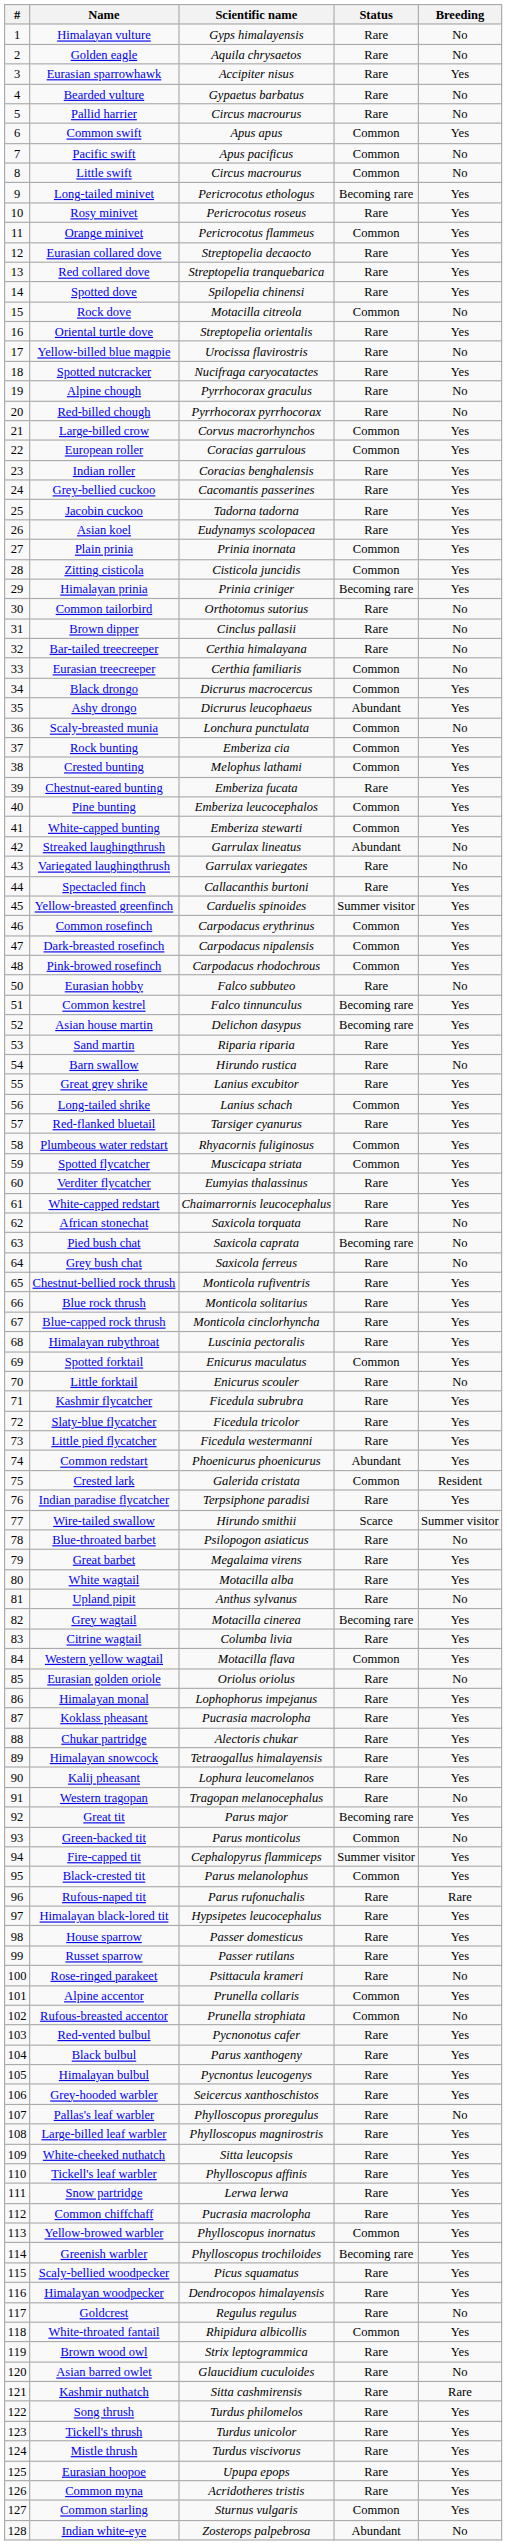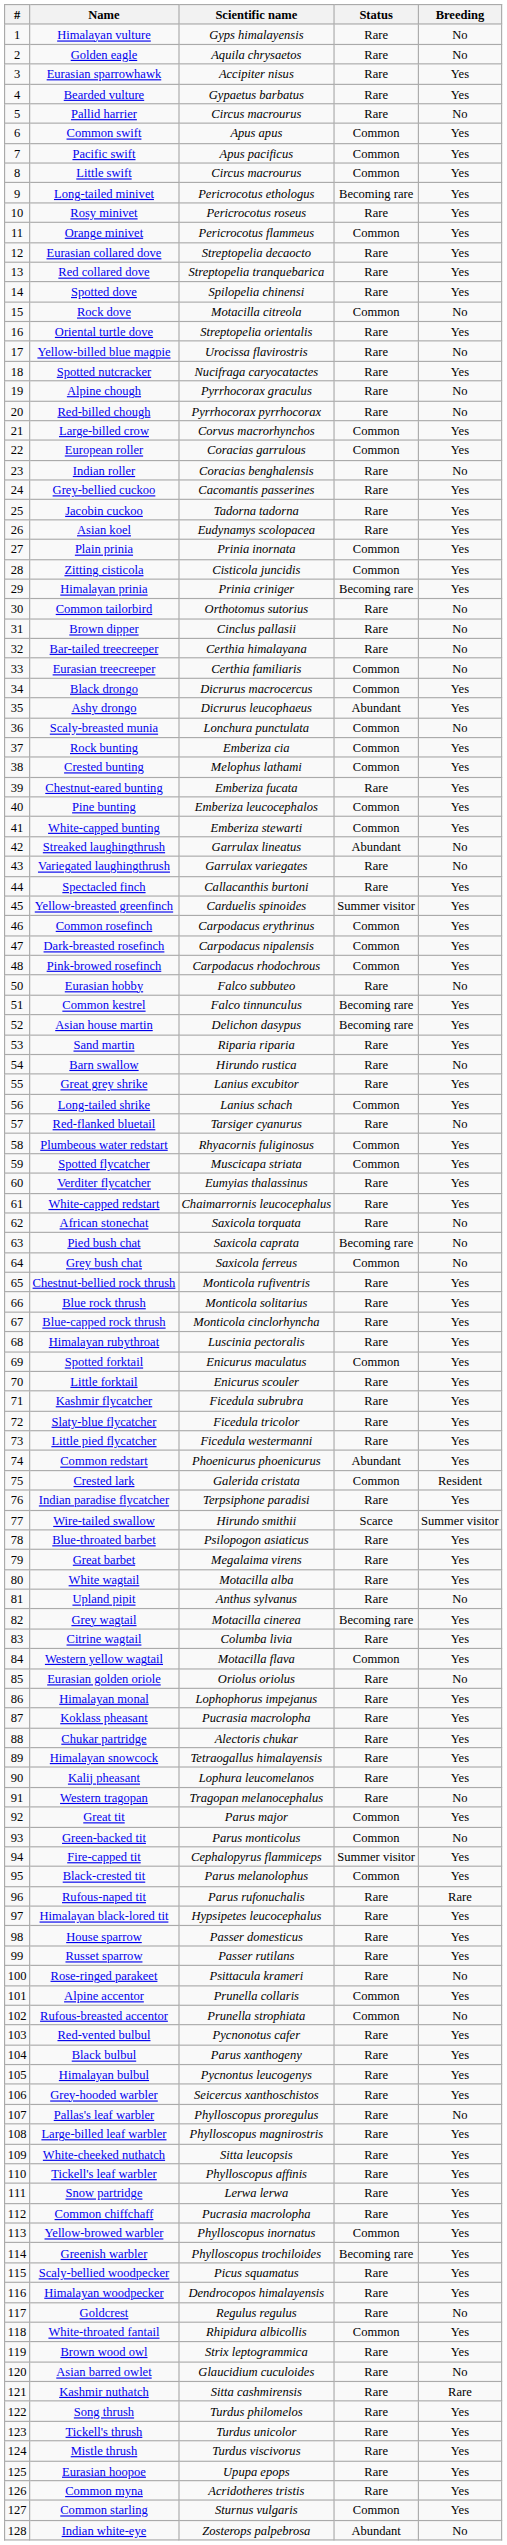(460, 94) No -> (460, 94) Yes
(460, 153) No -> (460, 153) Yes
(460, 173) No -> (460, 173) Yes
(460, 470) Yes -> (460, 470) No
(460, 1124) Yes -> (460, 1124) No
(376, 1262) Rare -> (376, 1262) Common
(460, 1381) No -> (460, 1381) Yes
(460, 1540) No -> (460, 1540) Yes
(376, 1817) Becoming rare -> (376, 1817) Common
